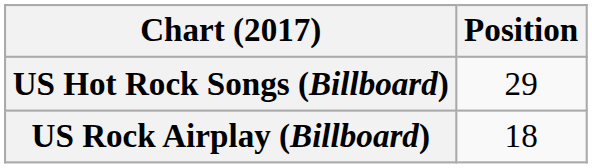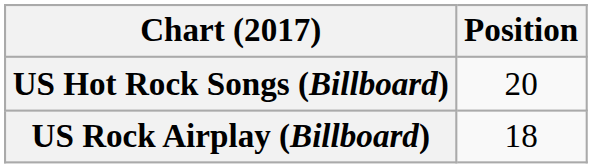(521, 83) 29 -> (521, 83) 20
